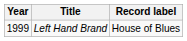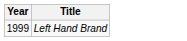- column: (146, 12)
